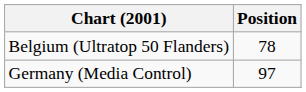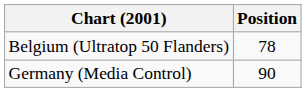(267, 73) 97 -> (267, 73) 90
